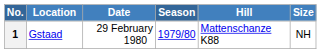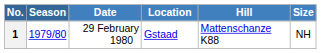columns swapped: (177, 12) <-> (54, 12)
